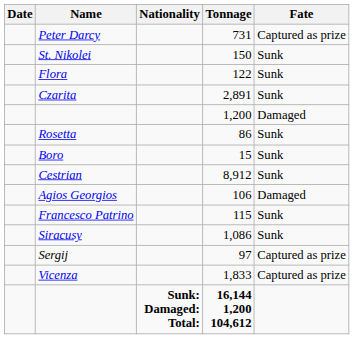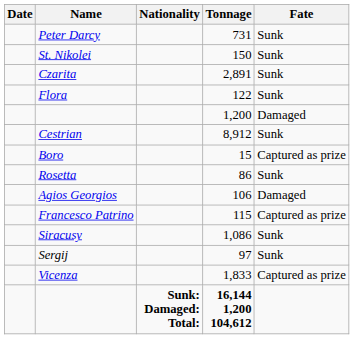(302, 34) Captured as prize -> (270, 34) Sunk
rows swapped: (57, 94) <-> (53, 74)
rows swapped: (57, 134) <-> (60, 174)
(270, 154) Sunk -> (302, 154) Captured as prize
(270, 214) Sunk -> (302, 214) Captured as prize
(302, 255) Captured as prize -> (270, 255) Sunk
